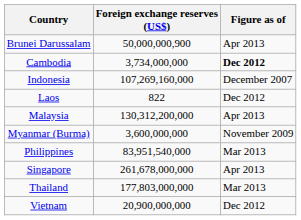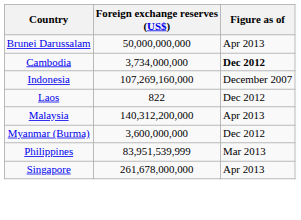(157, 43) 50,000,000,900 -> (157, 43) 50,000,000,000
(157, 115) 130,312,200,000 -> (157, 115) 140,312,200,000
(258, 133) November 2009 -> (244, 133) Dec 2012
(157, 151) 83,951,540,000 -> (157, 151) 83,951,539,999
- row: (49, 187)
- row: (49, 205)
